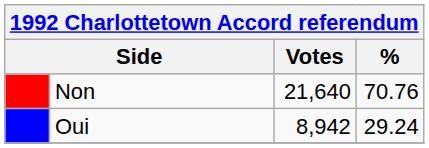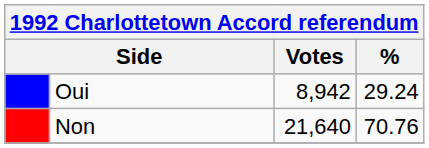rows swapped: (75, 92) <-> (72, 126)
